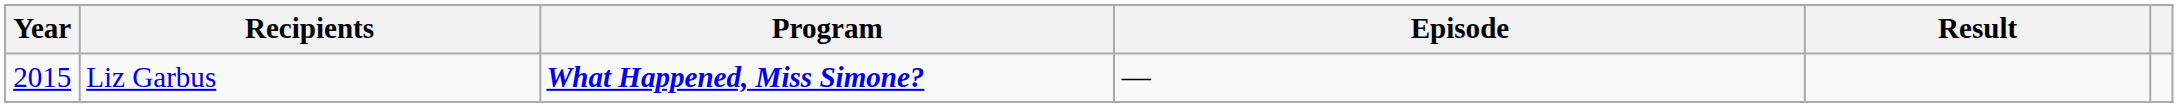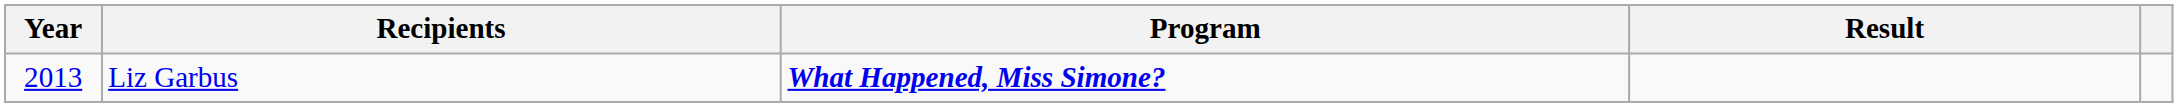- column: (1460, 28)
(42, 76) 2015 -> (53, 76) 2013
